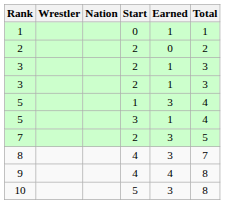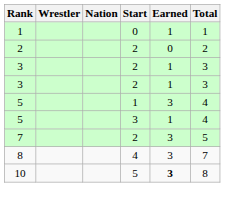- row: (20, 173)
(170, 191) normal -> (170, 173) bold
